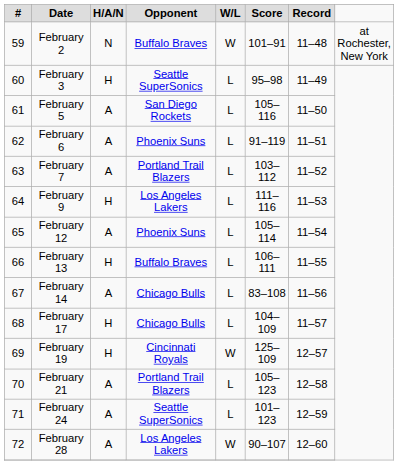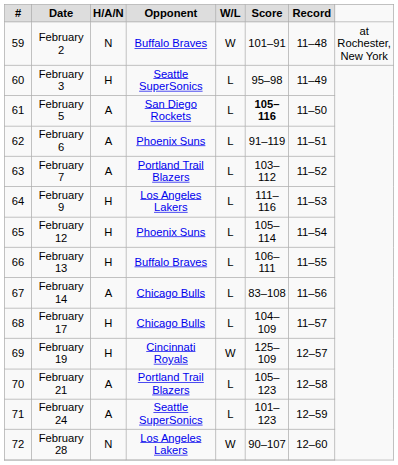(267, 110) normal -> (267, 110) bold
(108, 232) A -> (108, 232) H
(108, 444) A -> (108, 444) N
